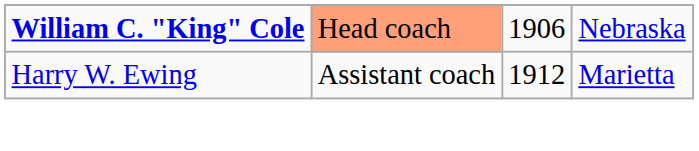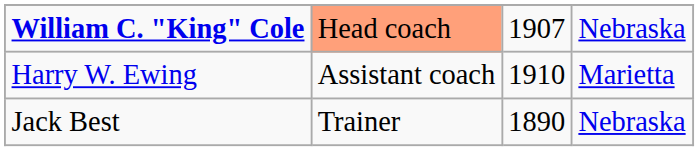(537, 28) 1906 -> (537, 28) 1907
(537, 74) 1912 -> (537, 74) 1910
+ row: (66, 121)
